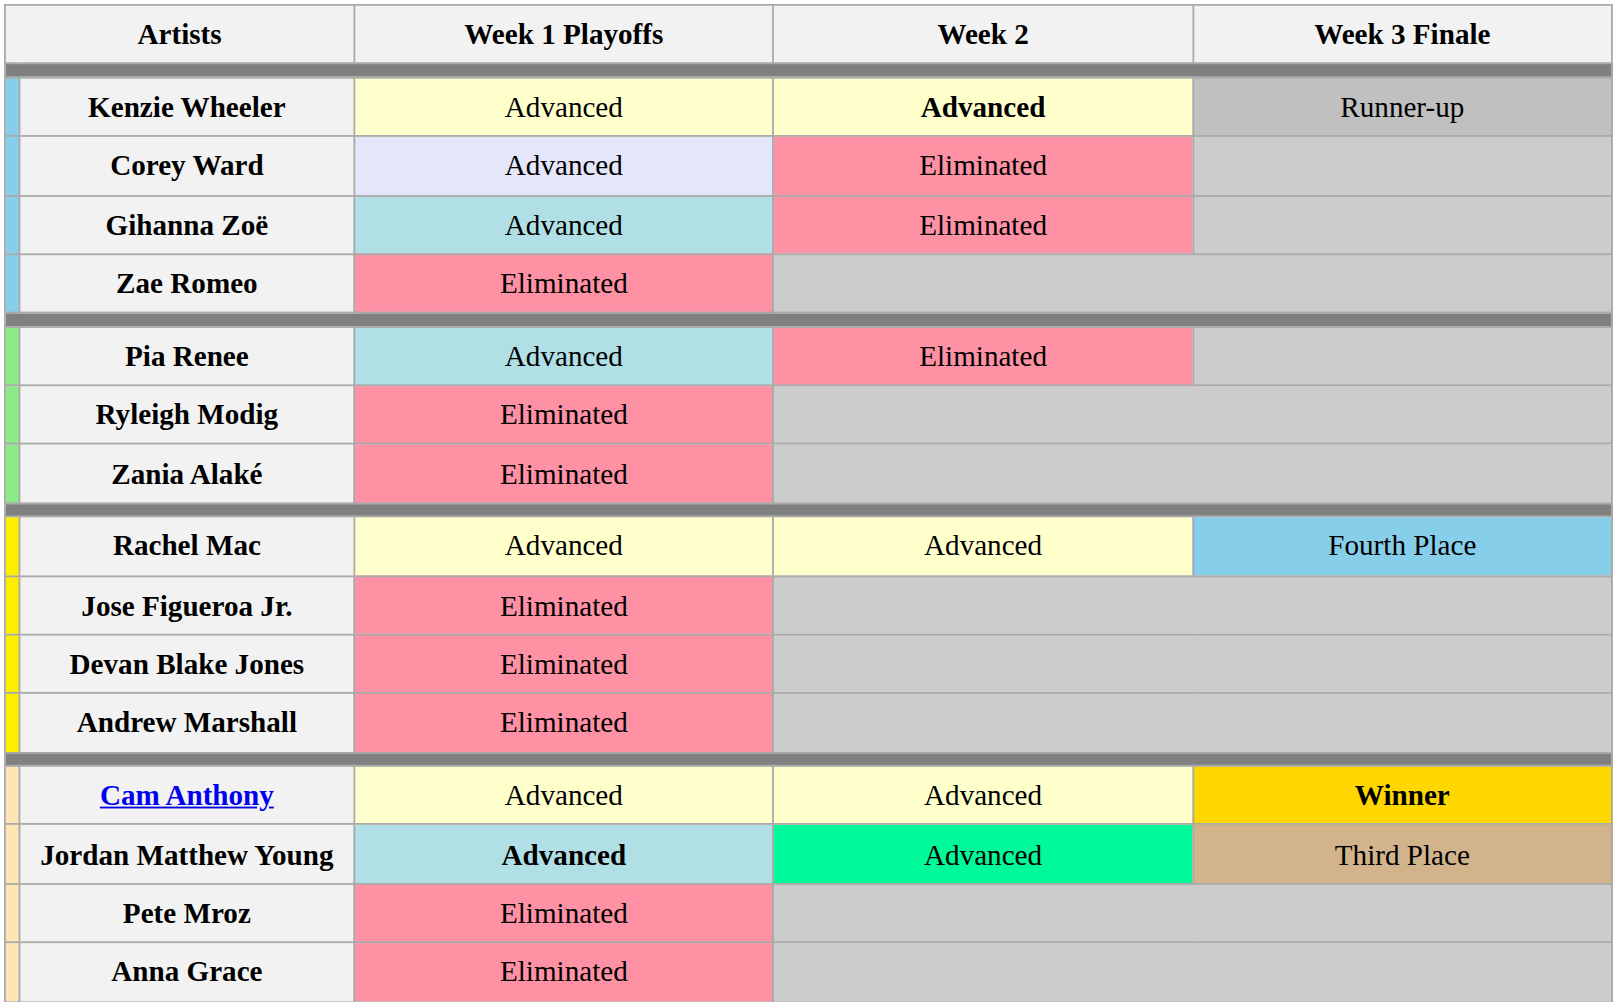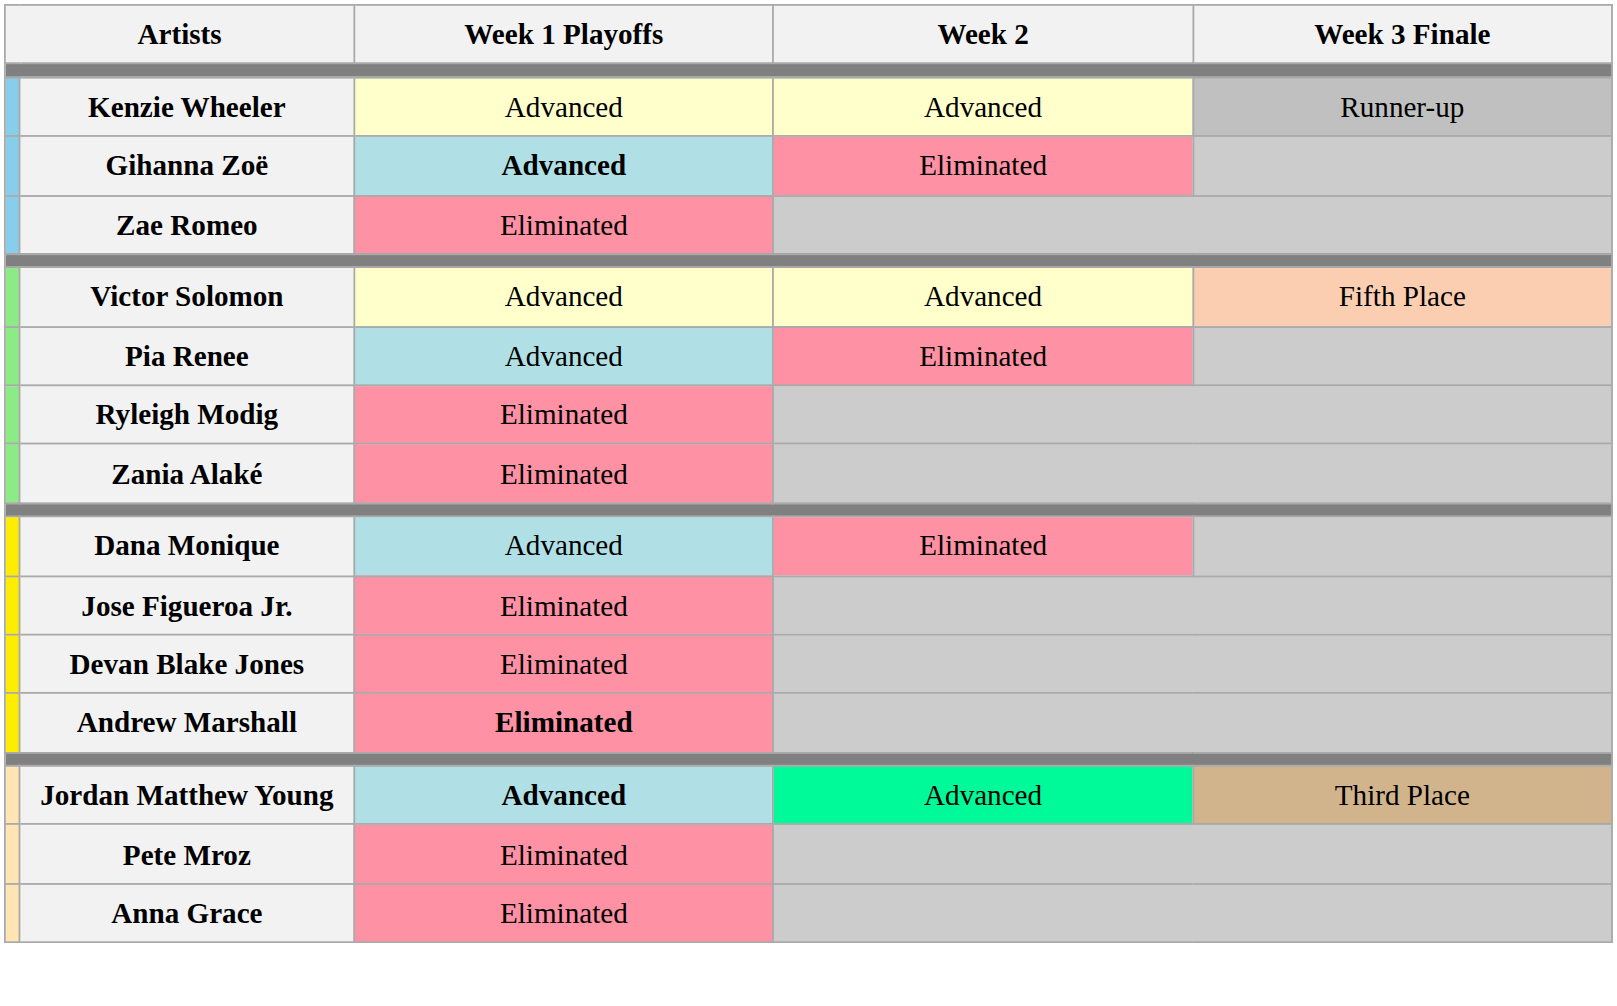(983, 107) bold -> (983, 107) normal
- row: (187, 166)
(564, 225) normal -> (564, 166) bold
+ row: (187, 297)
- row: (187, 546)
+ row: (187, 546)
(564, 723) normal -> (564, 723) bold
- row: (187, 795)
